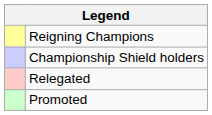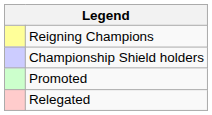rows swapped: (58, 100) <-> (60, 78)
